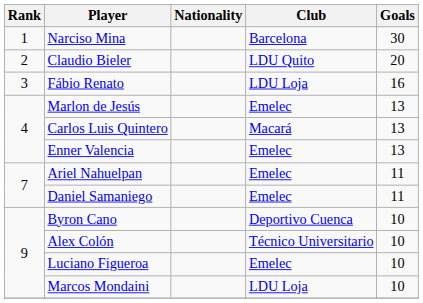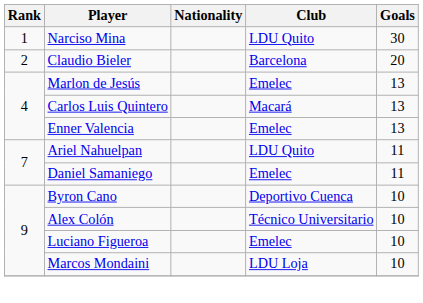(278, 38) Barcelona -> (282, 38) LDU Quito
(282, 60) LDU Quito -> (278, 60) Barcelona
- row: (86, 83)
(270, 173) Emelec -> (282, 151) LDU Quito
